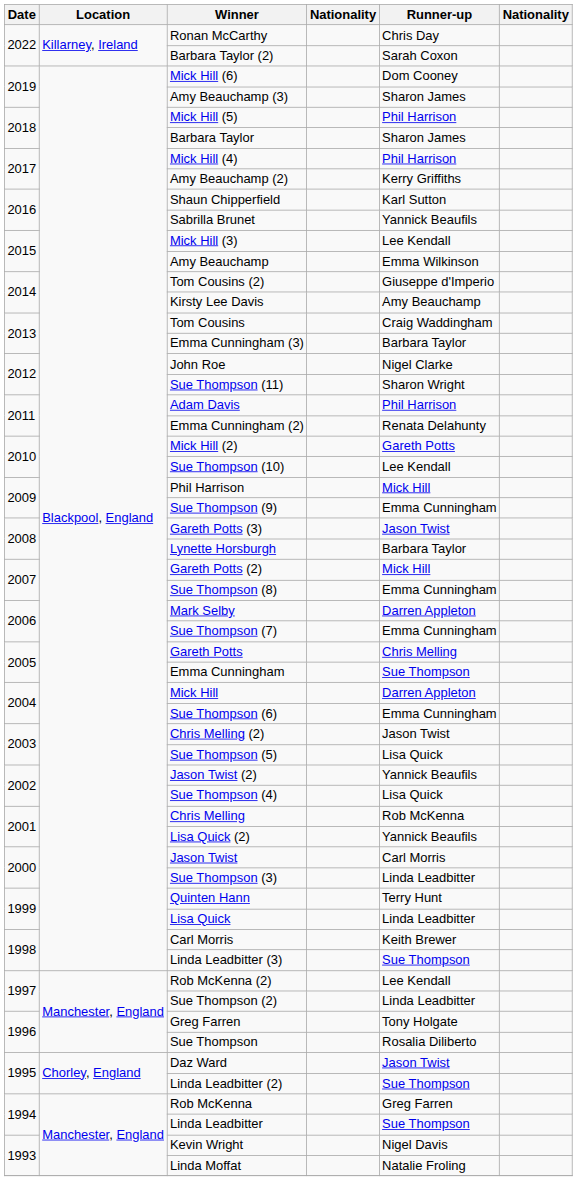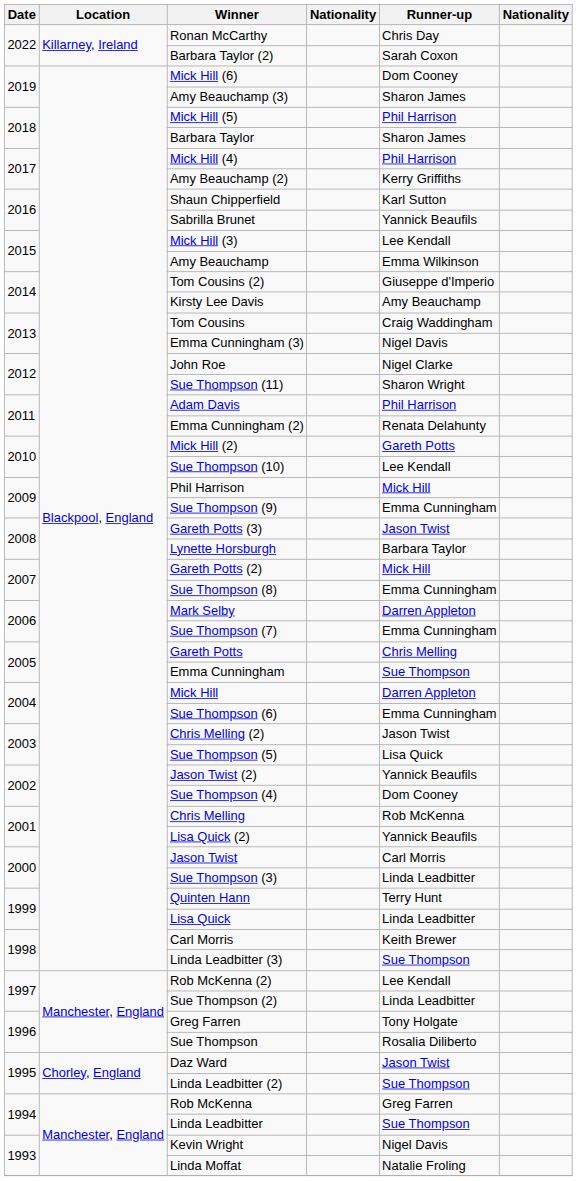(424, 343) Barbara Taylor -> (415, 343) Nigel Davis
(412, 795) Lisa Quick -> (420, 795) Dom Cooney
